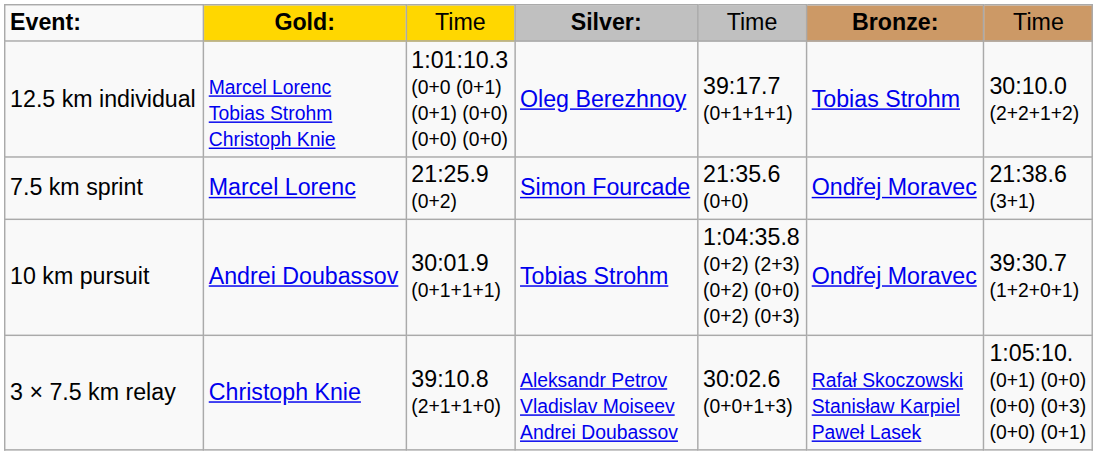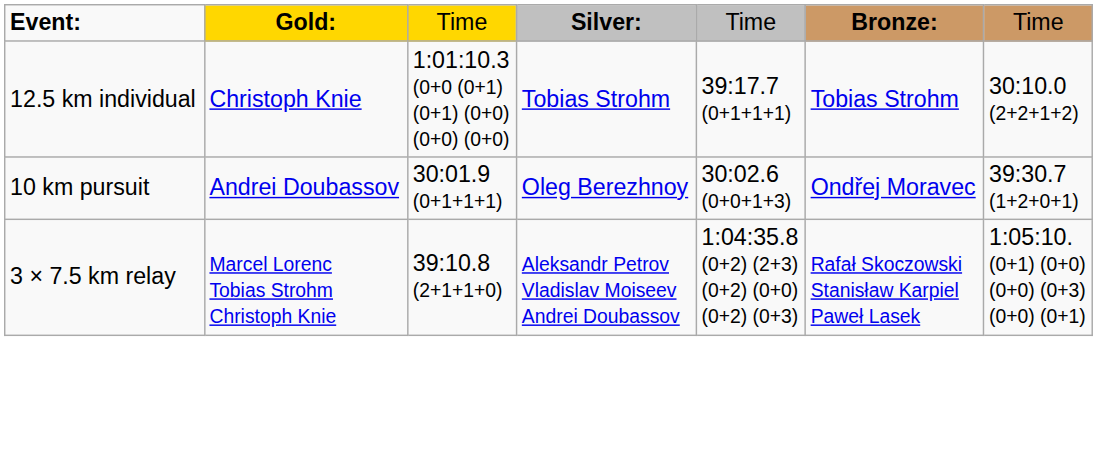(272, 113) Marcel Lorenc Tobias Strohm Christoph Knie -> (286, 98) Christoph Knie
(603, 98) Oleg Berezhnoy -> (596, 98) Tobias Strohm
- row: (76, 187)
(594, 276) Tobias Strohm -> (605, 187) Oleg Berezhnoy
(751, 276) 1:04:35.8 (0+2) (2+3) (0+2) (0+0) (0+2) (0+3) -> (746, 187) 30:02.6 (0+0+1+3)
(285, 391) Christoph Knie -> (273, 291) Marcel Lorenc Tobias Strohm Christoph Knie
(748, 391) 30:02.6 (0+0+1+3) -> (750, 276) 1:04:35.8 (0+2) (2+3) (0+2) (0+0) (0+2) (0+3)
